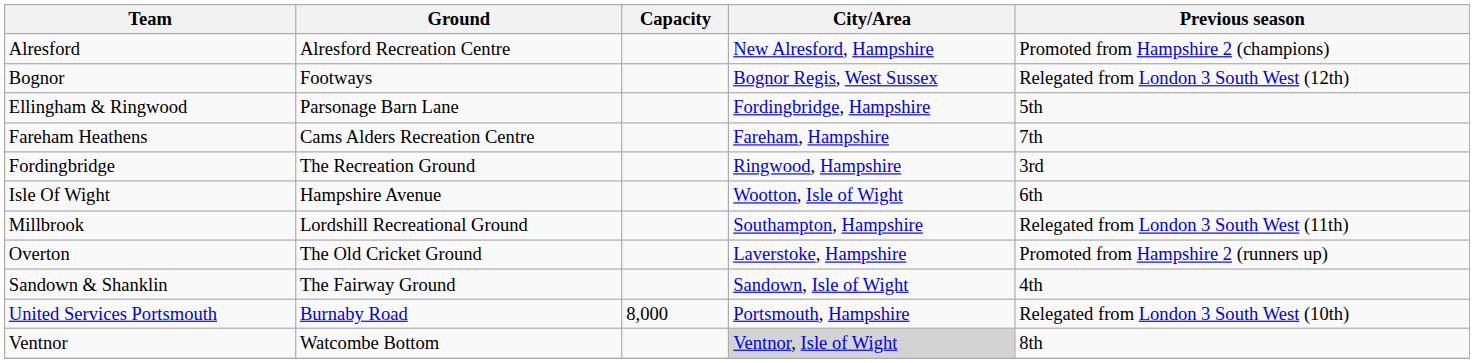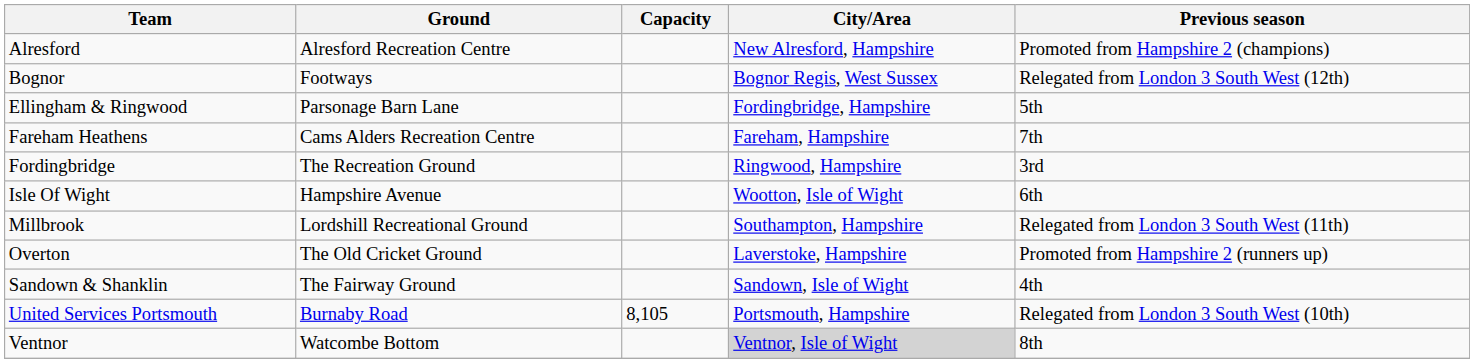(647, 313) 8,000 -> (647, 313) 8,105
